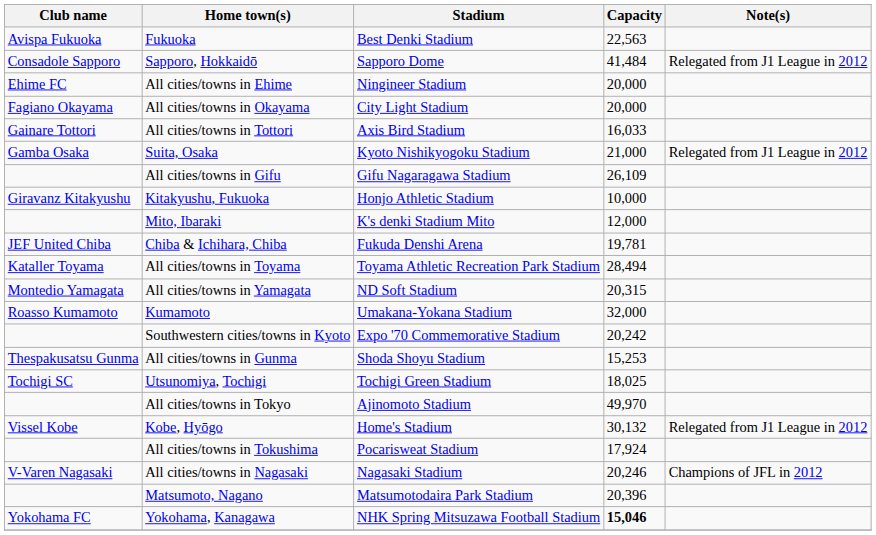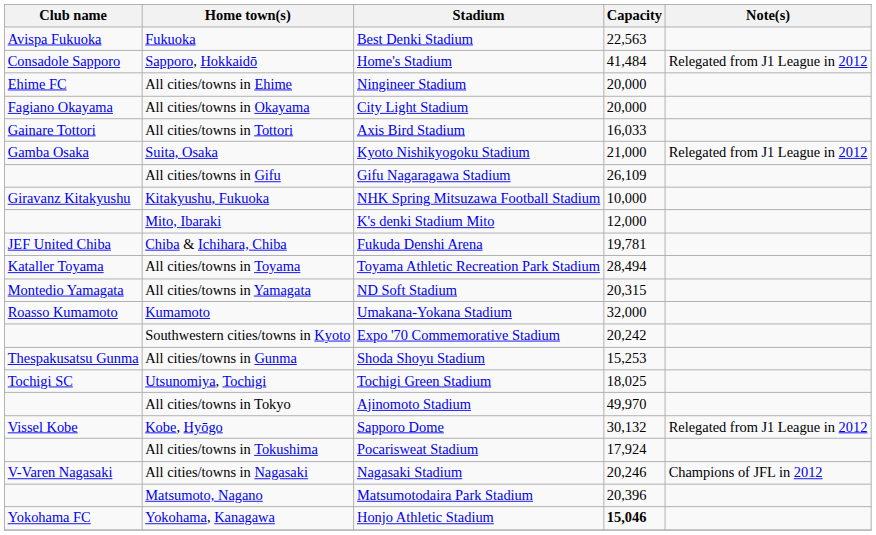(400, 61) Sapporo Dome -> (405, 61) Home's Stadium
(425, 198) Honjo Athletic Stadium -> (479, 198) NHK Spring Mitsuzawa Football Stadium
(405, 426) Home's Stadium -> (400, 426) Sapporo Dome
(479, 518) NHK Spring Mitsuzawa Football Stadium -> (425, 518) Honjo Athletic Stadium
